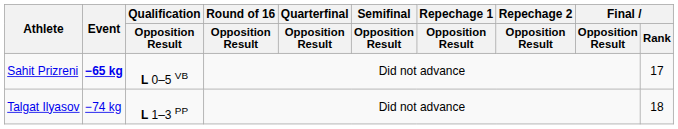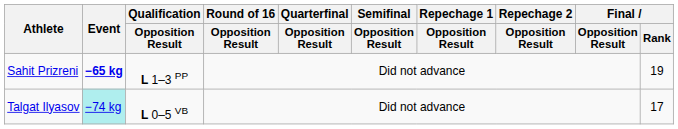(164, 78) L 0–5 VB -> (164, 78) L 1–3 PP
(657, 72) 17 -> (657, 72) 19
(103, 107) no background -> (103, 107) paleturquoise background
(164, 114) L 1–3 PP -> (164, 114) L 0–5 VB
(657, 107) 18 -> (657, 107) 17
